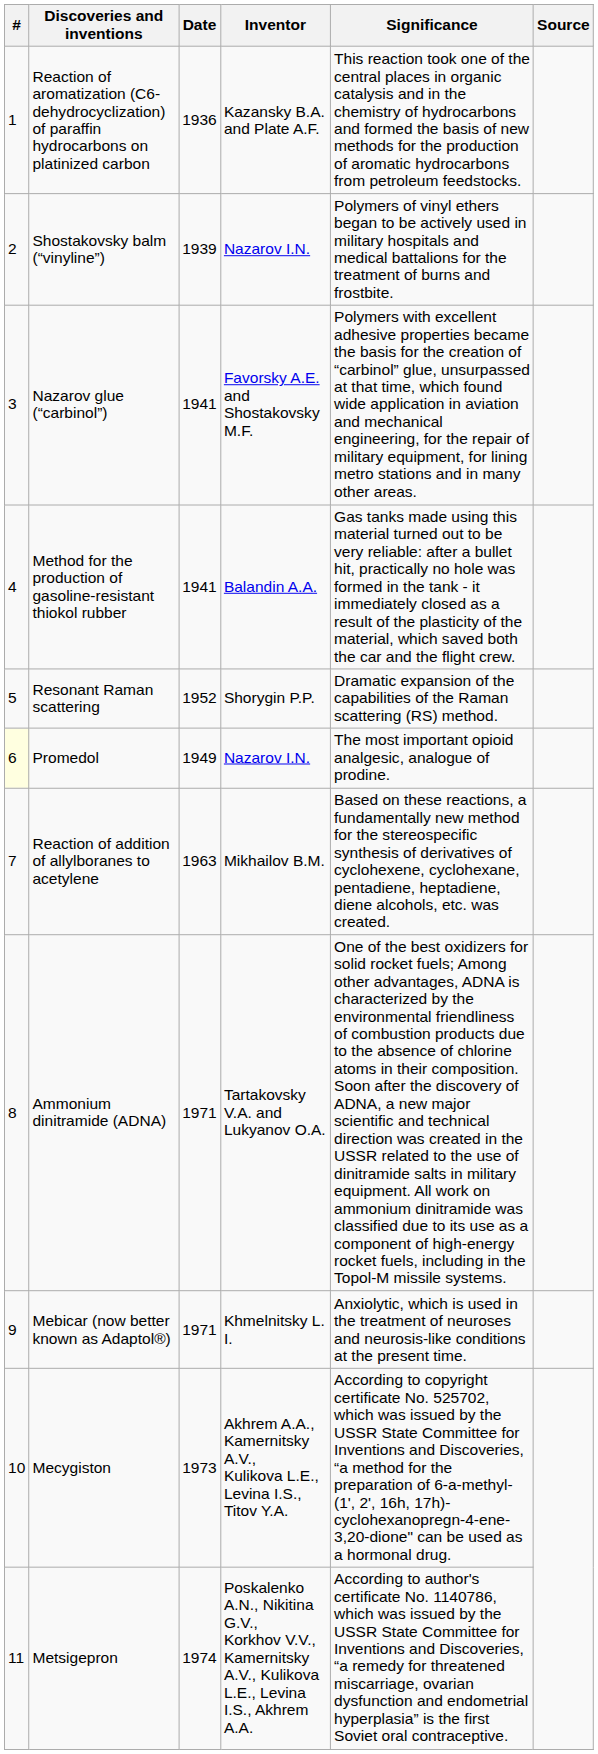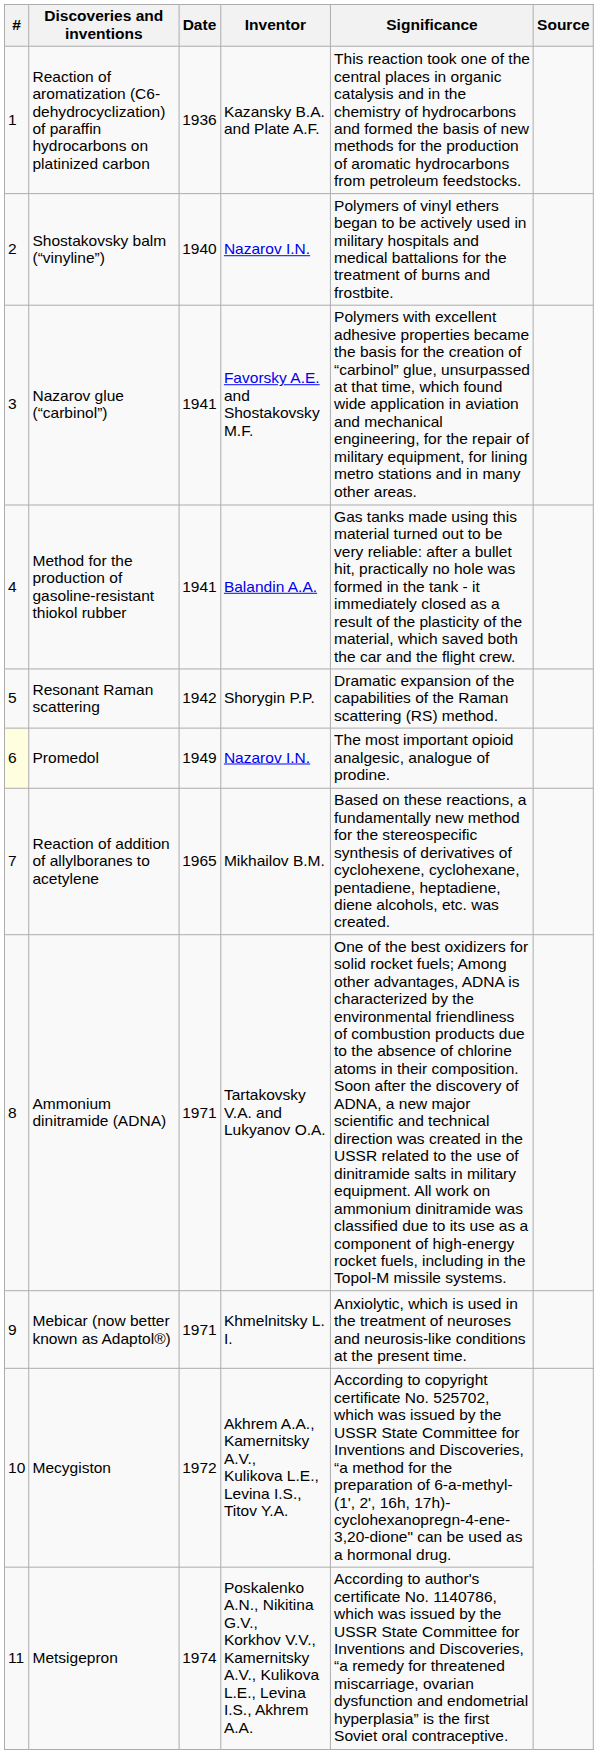(199, 249) 1939 -> (199, 249) 1940
(199, 698) 1952 -> (199, 698) 1942
(199, 861) 1963 -> (199, 861) 1965
(199, 1467) 1973 -> (199, 1467) 1972
